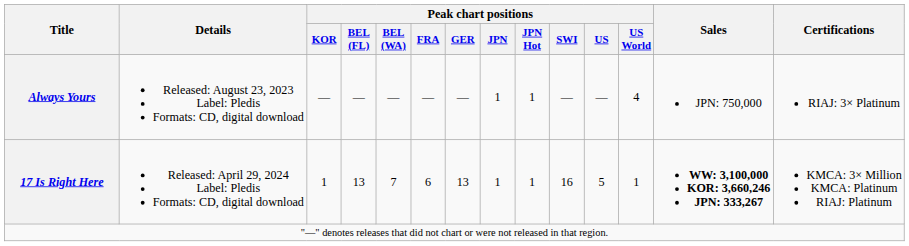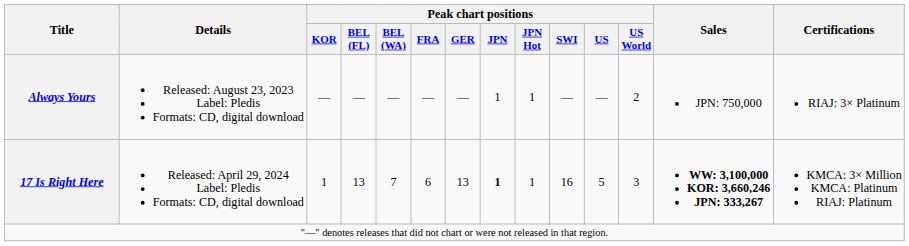(636, 97) 4 -> (636, 97) 2
(497, 181) normal -> (497, 181) bold
(636, 181) 1 -> (636, 181) 3
